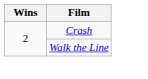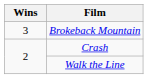+ row: (95, 30)
